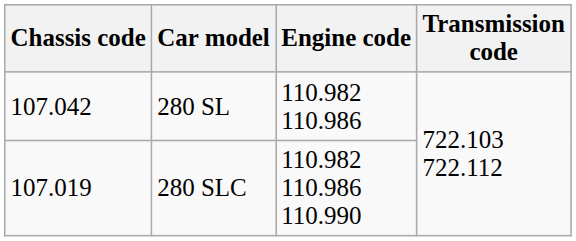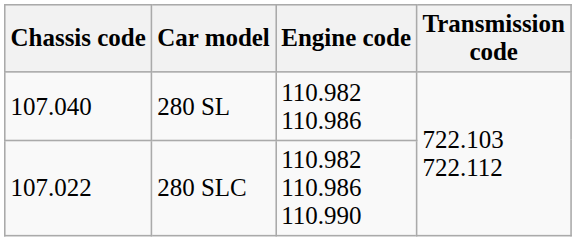(51, 105) 107.042 -> (51, 105) 107.040
(51, 187) 107.019 -> (51, 187) 107.022
